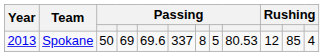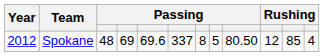(22, 41) 2013 -> (22, 41) 2012
(107, 41) 50 -> (107, 41) 48
(242, 41) 80.53 -> (242, 41) 80.50
